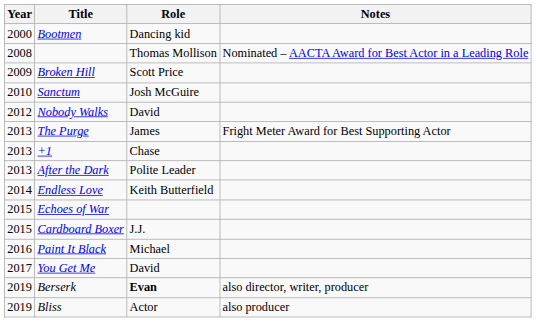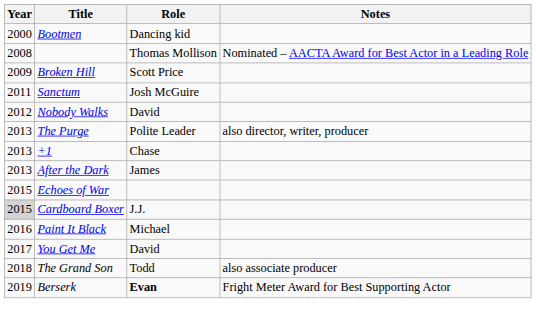(20, 92) 2010 -> (19, 92) 2011
(145, 131) James -> (163, 131) Polite Leader
(337, 131) Fright Meter Award for Best Supporting Actor -> (295, 131) also director, writer, producer
(163, 170) Polite Leader -> (145, 170) James
- row: (70, 190)
(20, 229) no background -> (20, 209) lightgrey background
+ row: (75, 268)
(295, 287) also director, writer, producer -> (337, 287) Fright Meter Award for Best Supporting Actor
- row: (50, 307)
